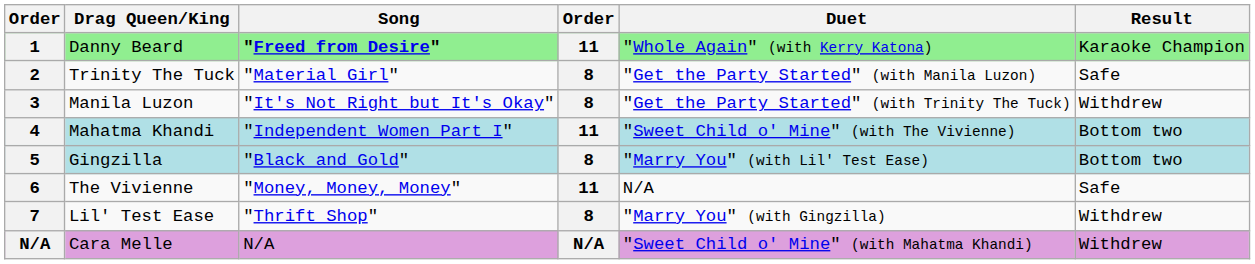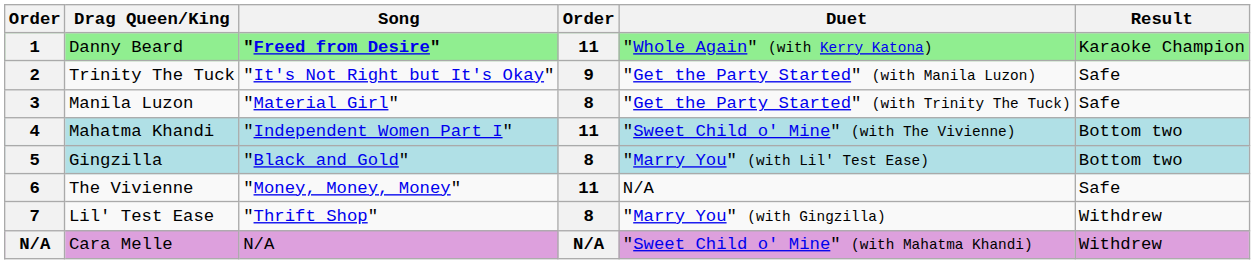(321, 75) "Material Girl" -> (399, 75) "It's Not Right but It's Okay"
(589, 75) 8 -> (589, 75) 9
(399, 103) "It's Not Right but It's Okay" -> (321, 103) "Material Girl"
(1120, 103) Withdrew -> (1100, 103) Safe
